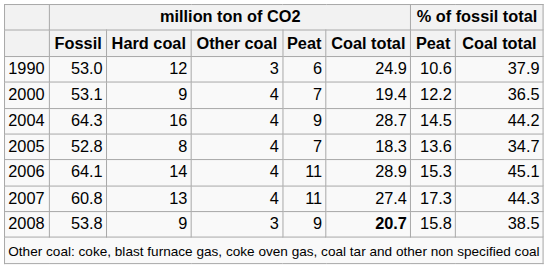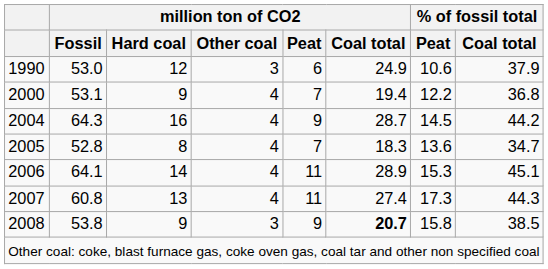(524, 95) 36.5 -> (524, 95) 36.8
